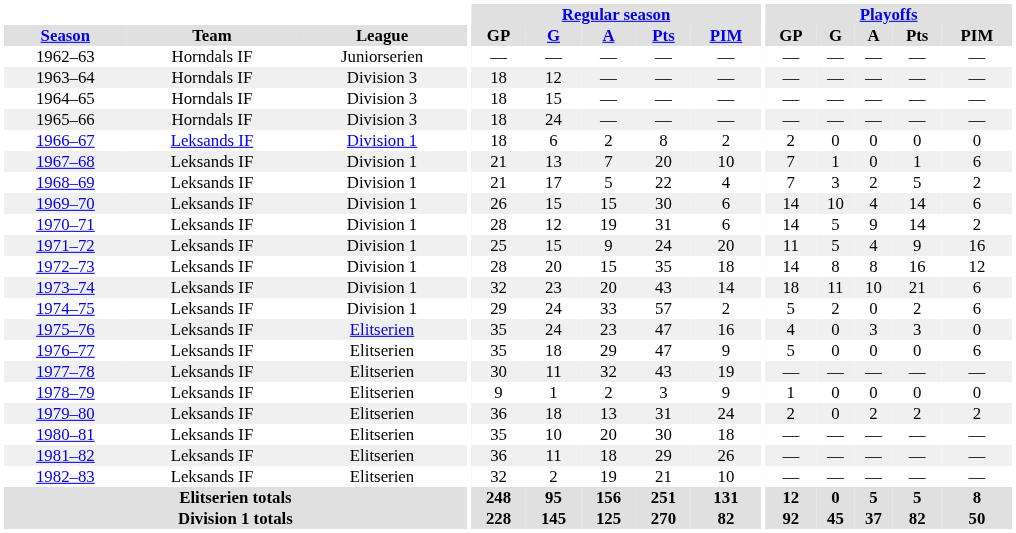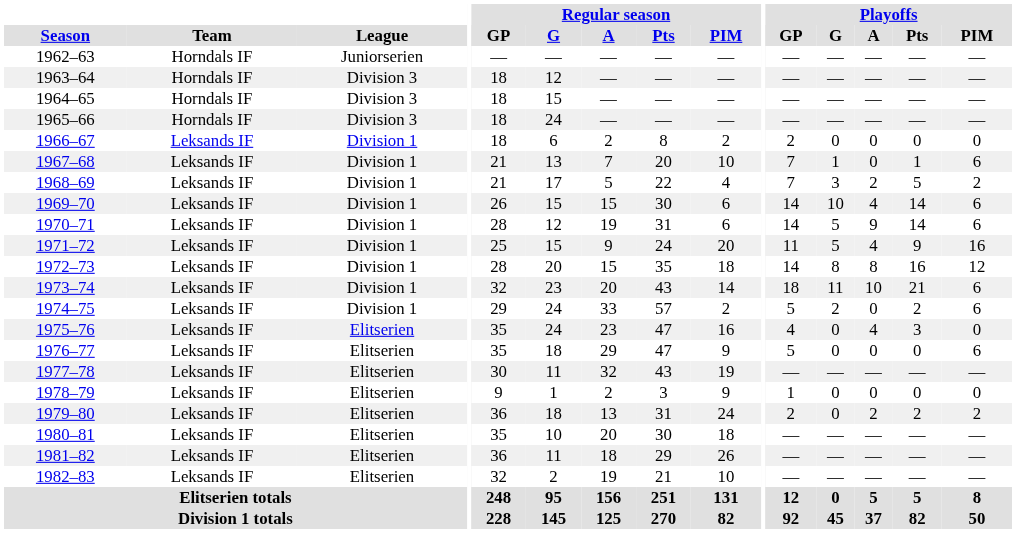(977, 224) 2 -> (977, 224) 6
(873, 329) 3 -> (873, 329) 4
